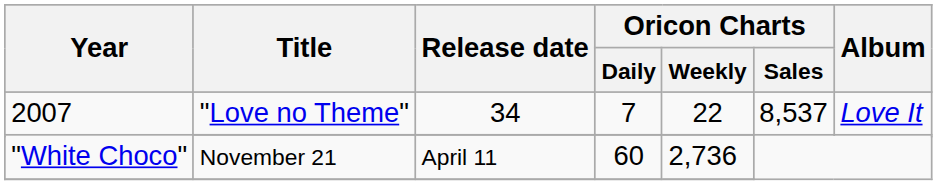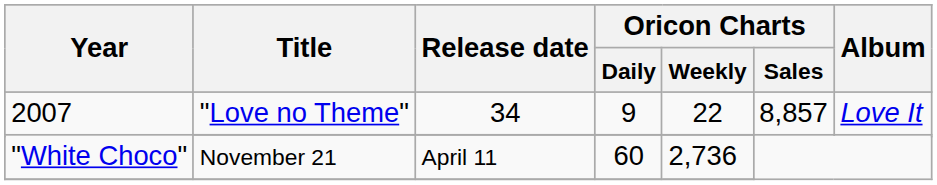(629, 112) 7 -> (629, 112) 9
(794, 112) 8,537 -> (794, 112) 8,857
